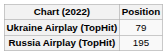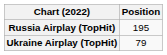rows swapped: (62, 43) <-> (62, 27)
